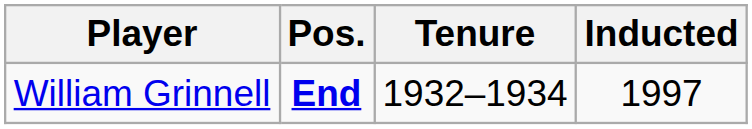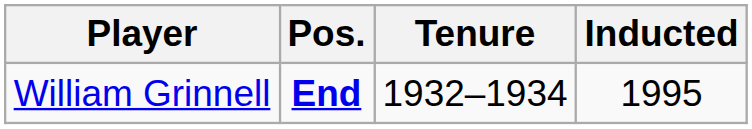(662, 92) 1997 -> (662, 92) 1995
